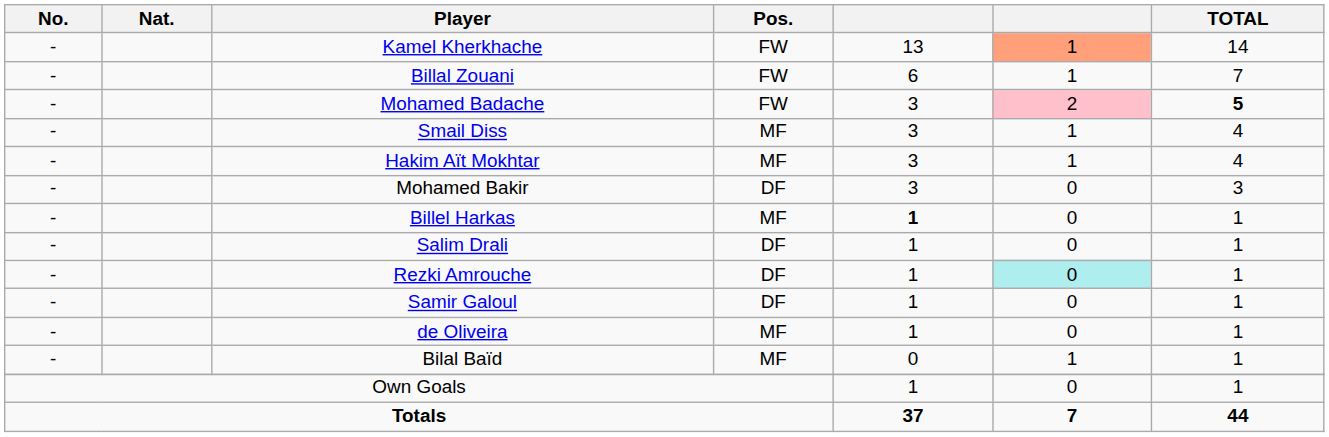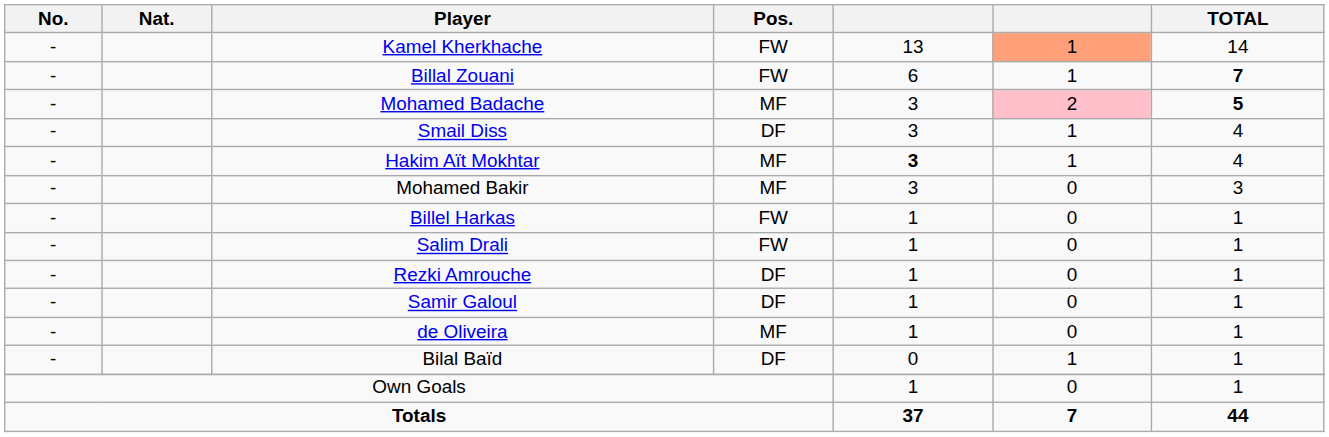(1238, 75) normal -> (1238, 75) bold
(773, 103) FW -> (773, 103) MF
(773, 131) MF -> (773, 131) DF
(913, 160) normal -> (913, 160) bold
(773, 188) DF -> (773, 188) MF
(773, 217) MF -> (773, 217) FW
(913, 217) bold -> (913, 217) normal
(773, 245) DF -> (773, 245) FW
(1072, 273) paleturquoise background -> (1072, 273) no background
(773, 359) MF -> (773, 359) DF
